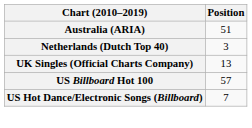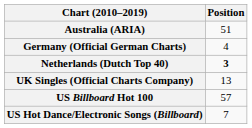+ row: (105, 47)
(226, 47) normal -> (226, 64) bold
